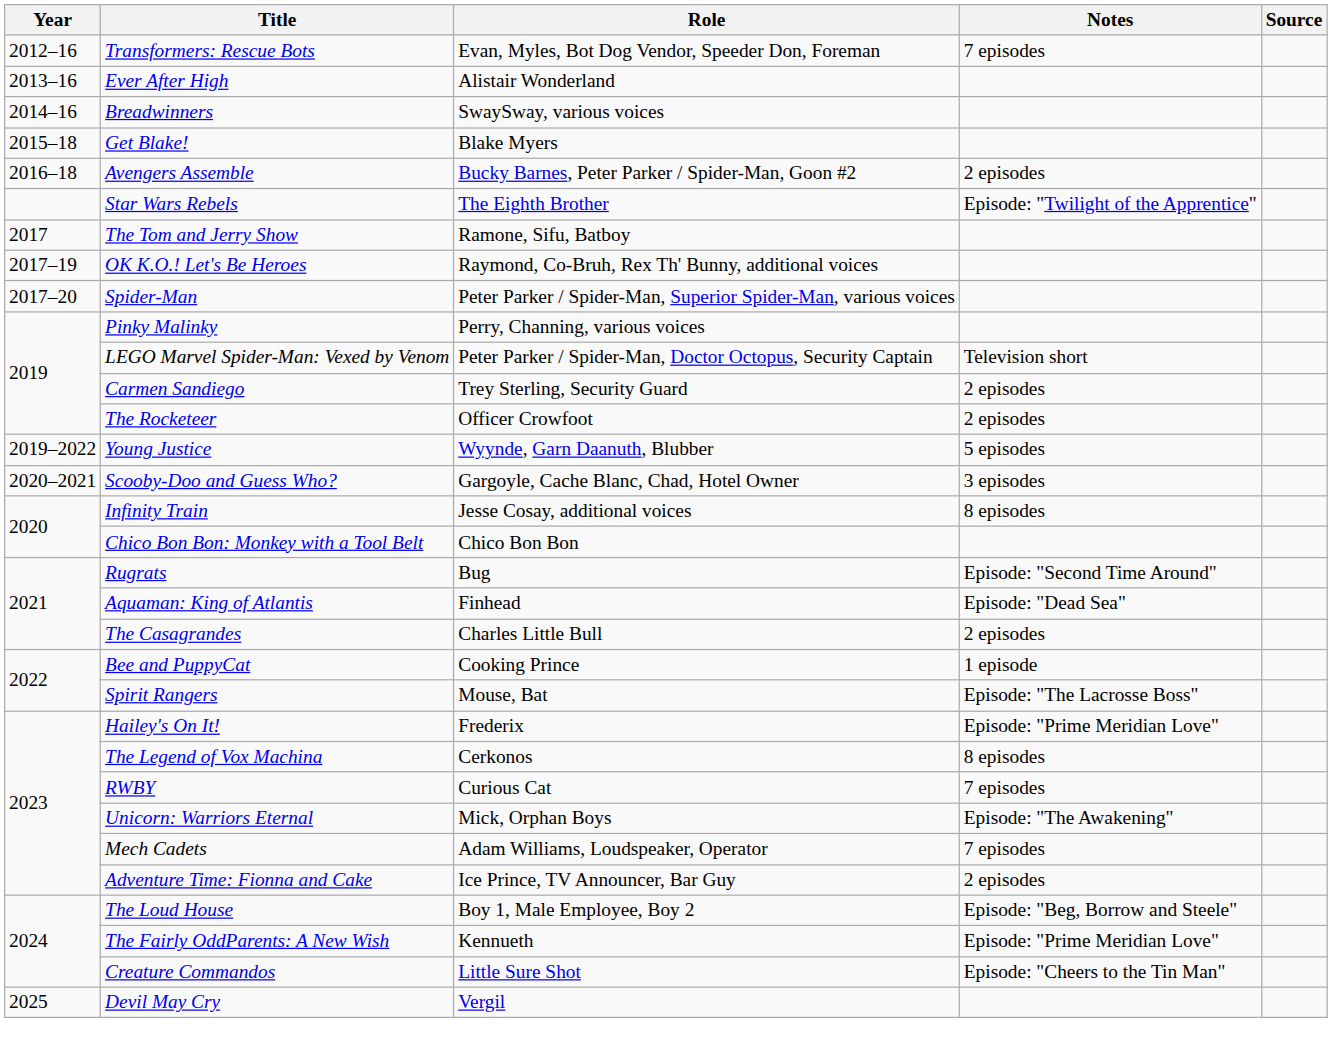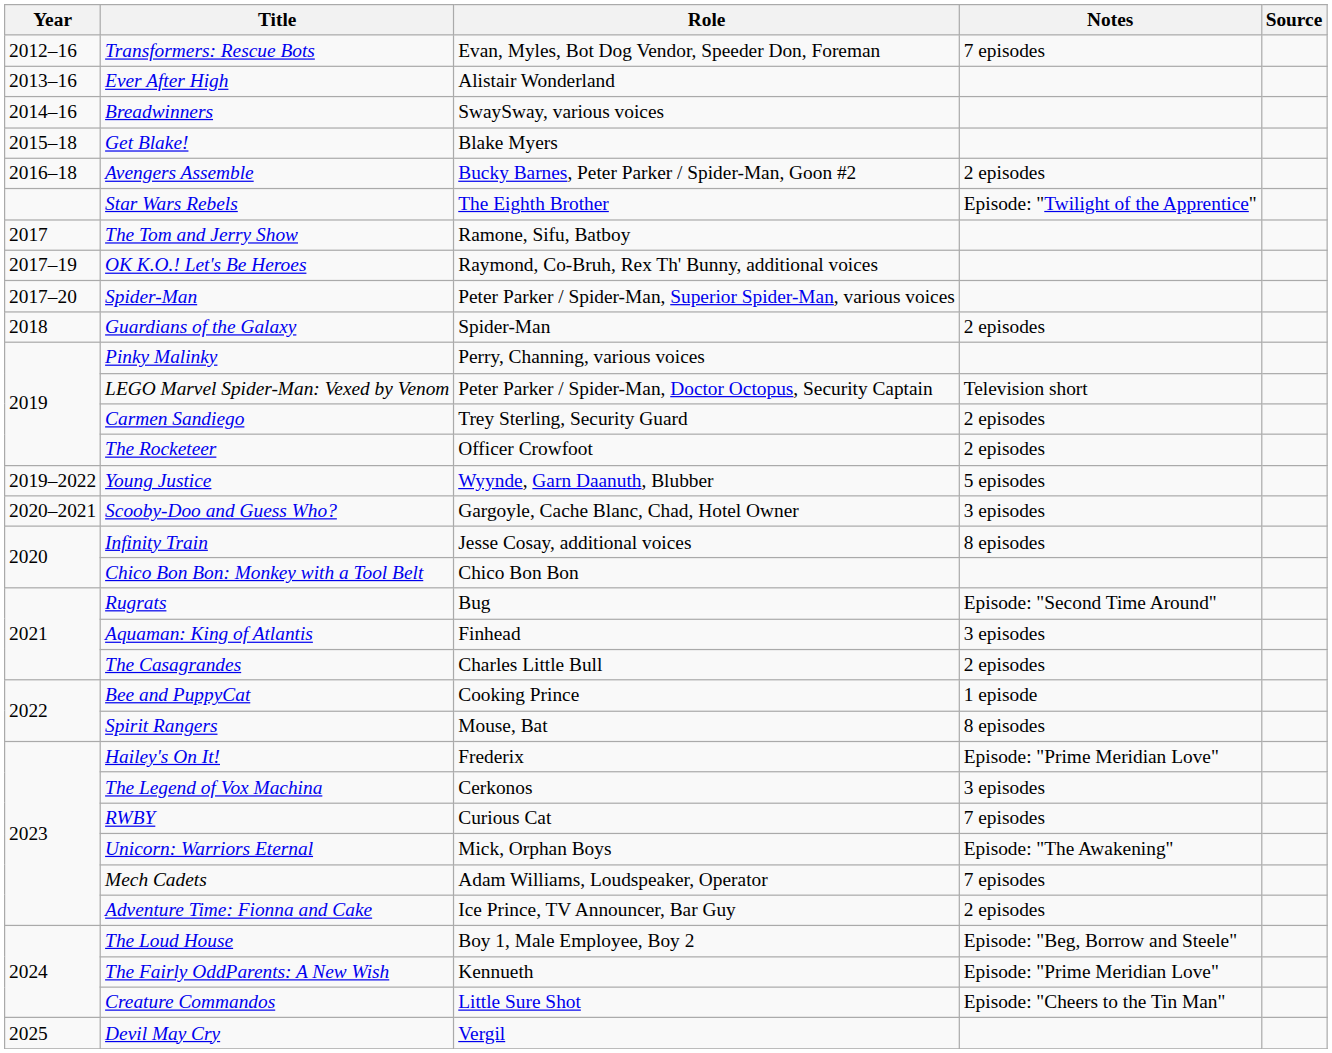+ row: (201, 326)
(1045, 603) Episode: "Dead Sea" -> (1004, 633) 3 episodes
(1081, 695) Episode: "The Lacrosse Boss" -> (1004, 726) 8 episodes
(1004, 756) 8 episodes -> (1004, 787) 3 episodes
